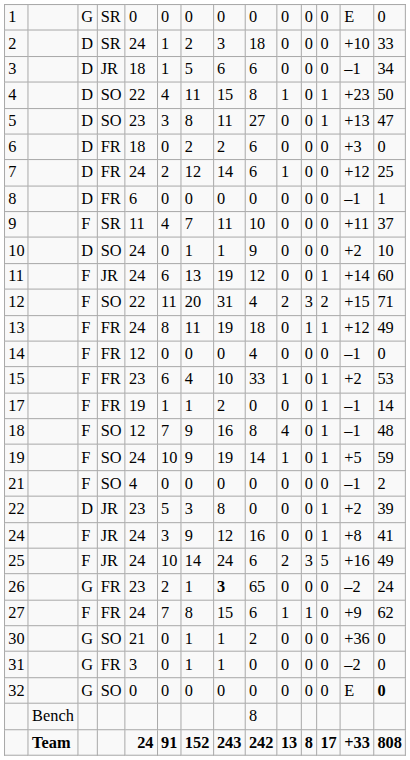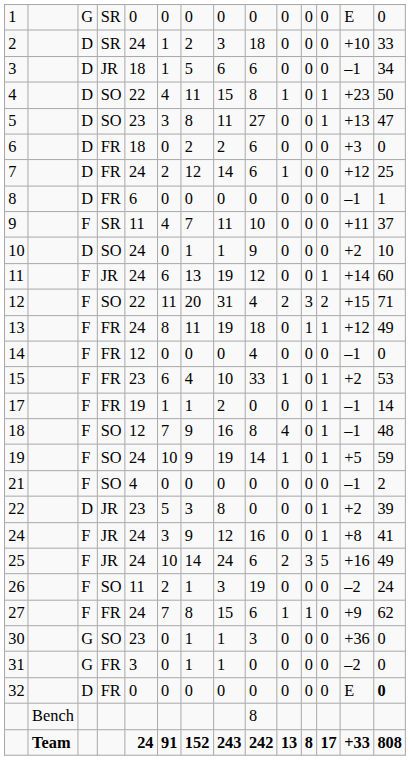(87, 586) G -> (86, 586) F
(111, 586) FR -> (111, 586) SO
(137, 586) 23 -> (137, 586) 11
(221, 586) bold -> (221, 586) normal
(257, 586) 65 -> (257, 586) 19
(137, 638) 21 -> (137, 638) 23
(253, 638) 2 -> (253, 638) 3
(87, 690) G -> (87, 690) D
(111, 690) SO -> (111, 690) FR
